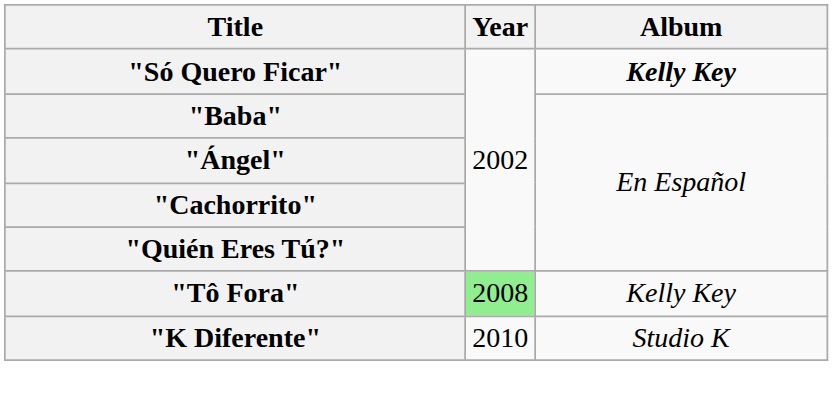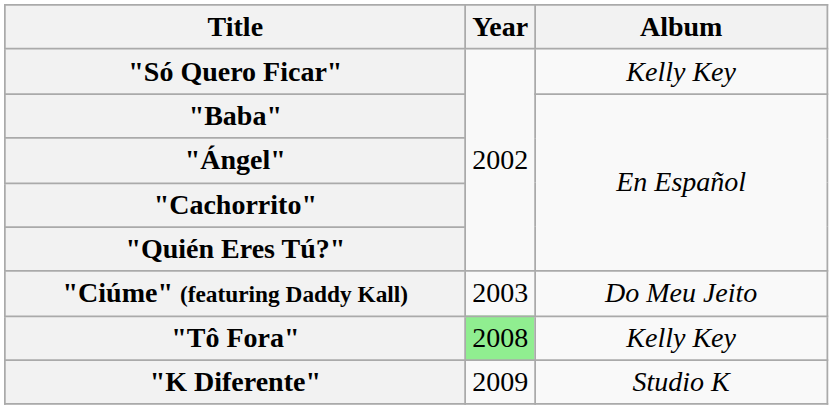(681, 71) bold -> (681, 71) normal
+ row: (235, 293)
(500, 337) 2010 -> (500, 381) 2009
